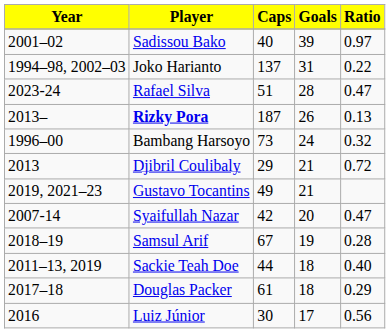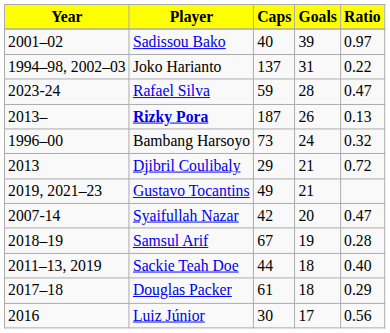(265, 91) 51 -> (265, 91) 59
